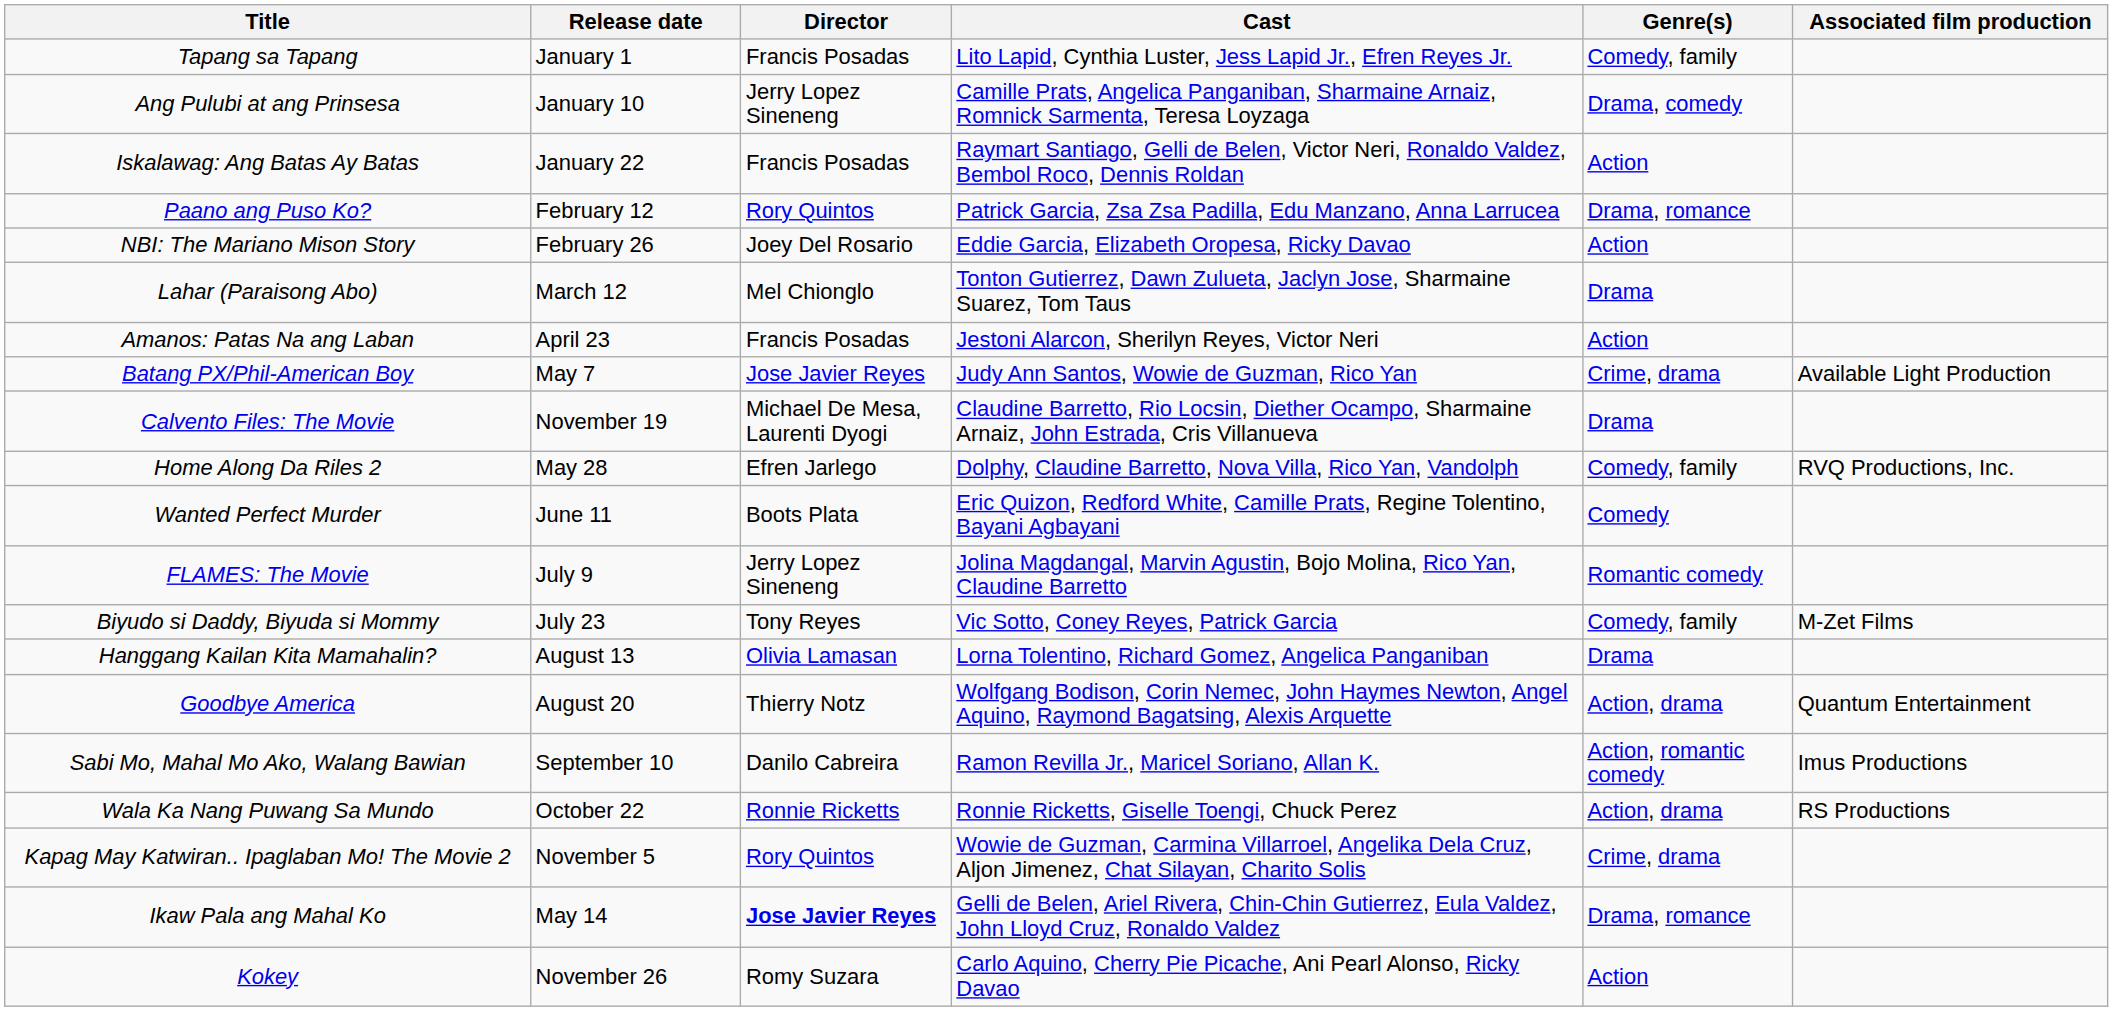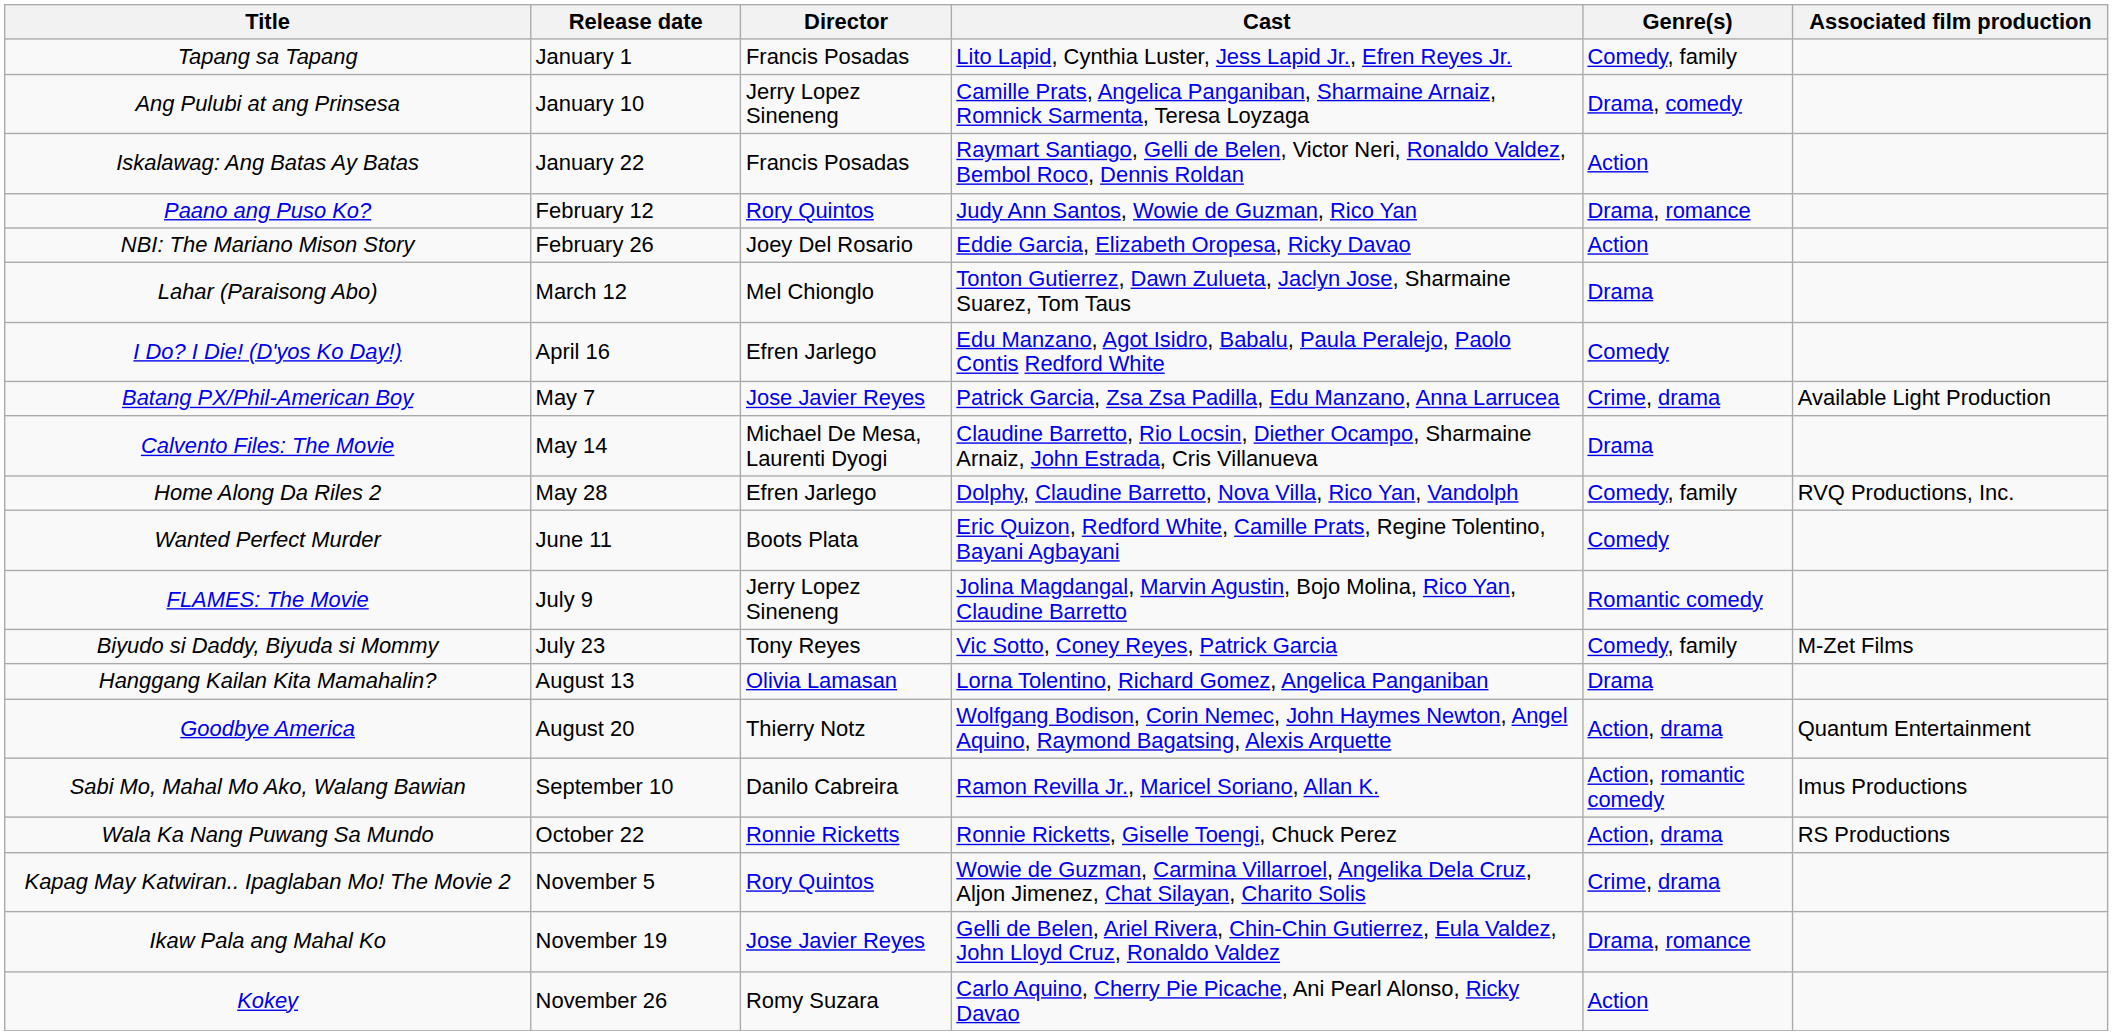(1258, 210) Patrick Garcia, Zsa Zsa Padilla, Edu Manzano, Anna Larrucea -> (1187, 210) Judy Ann Santos, Wowie de Guzman, Rico Yan
+ row: (268, 351)
- row: (268, 339)
(1187, 373) Judy Ann Santos, Wowie de Guzman, Rico Yan -> (1258, 398) Patrick Garcia, Zsa Zsa Padilla, Edu Manzano, Anna Larrucea
(601, 421) November 19 -> (572, 445) May 14
(572, 916) May 14 -> (601, 941) November 19
(841, 916) bold -> (836, 941) normal
